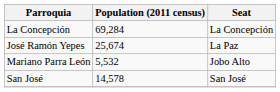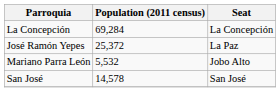(110, 45) 25,674 -> (110, 45) 25,372
